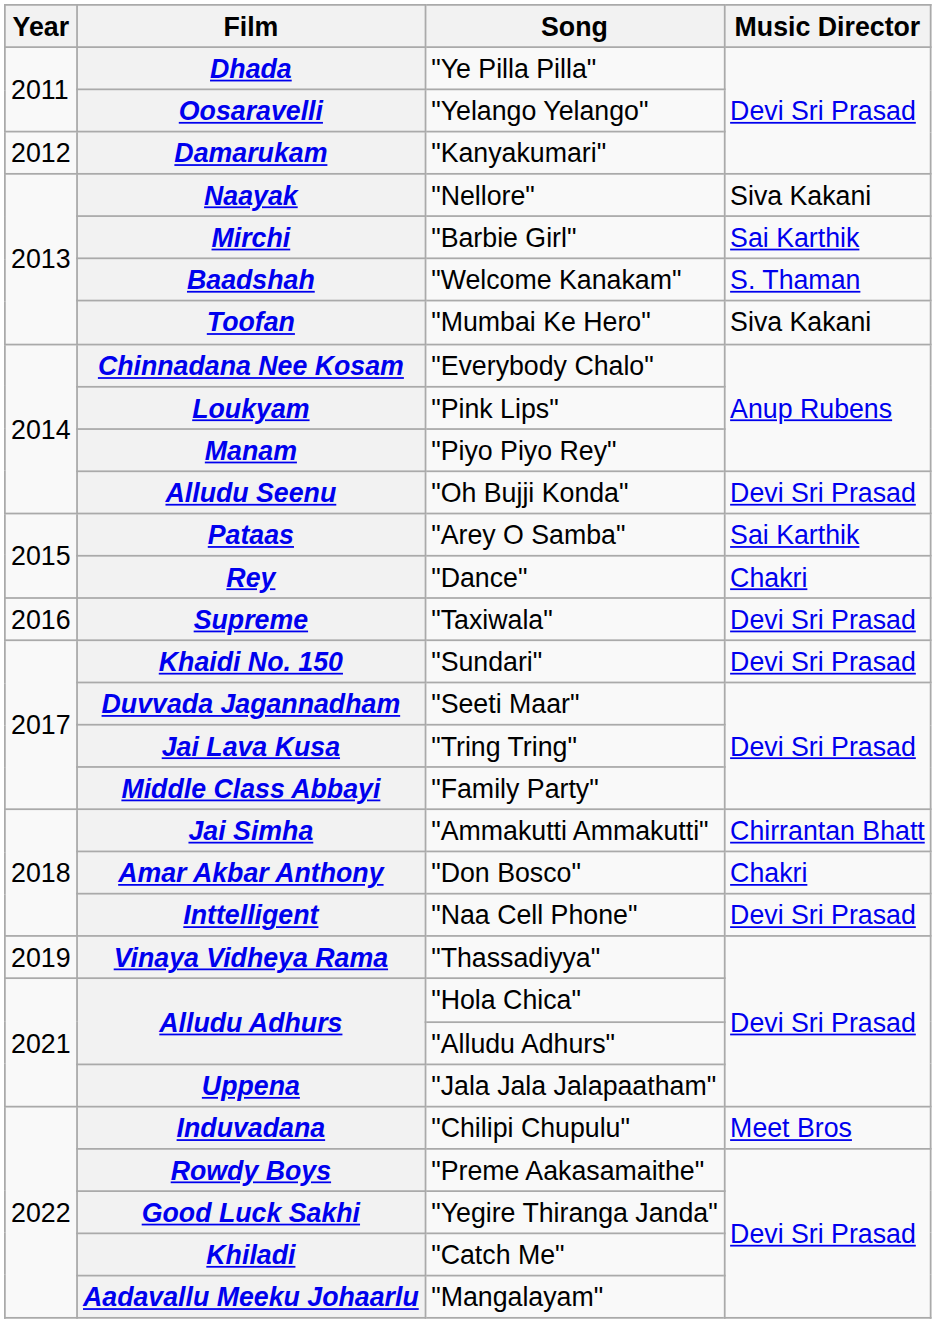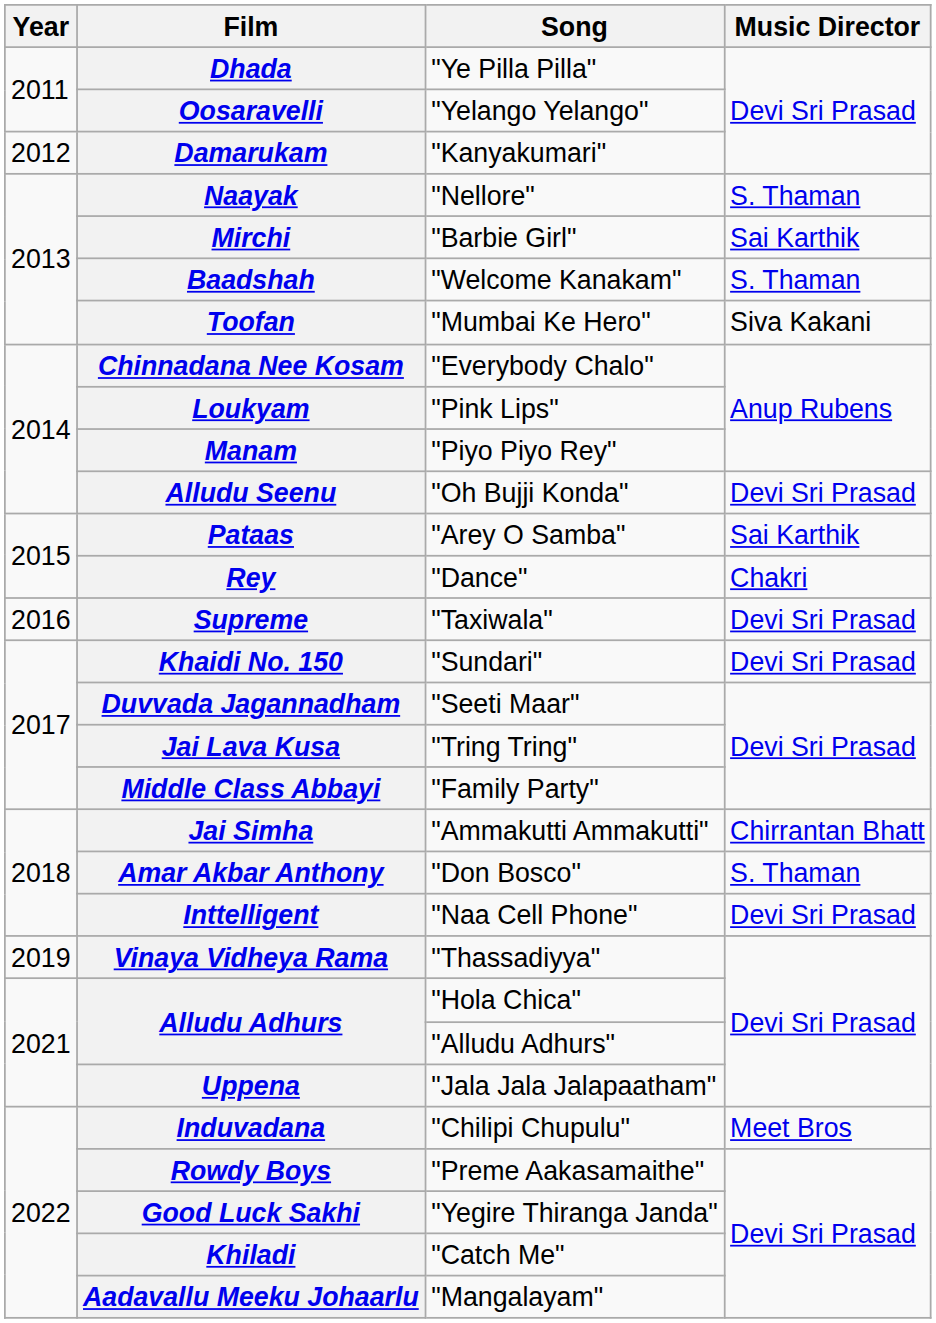(801, 196) Siva Kakani -> (795, 196) S. Thaman
(769, 873) Chakri -> (795, 873) S. Thaman
